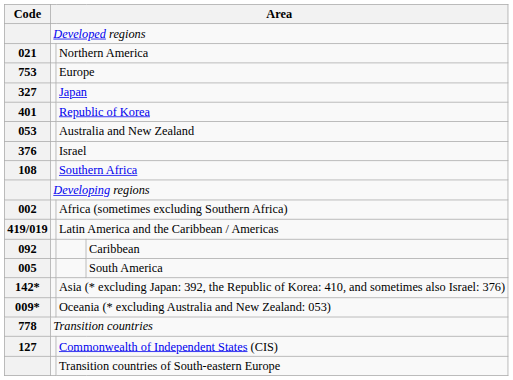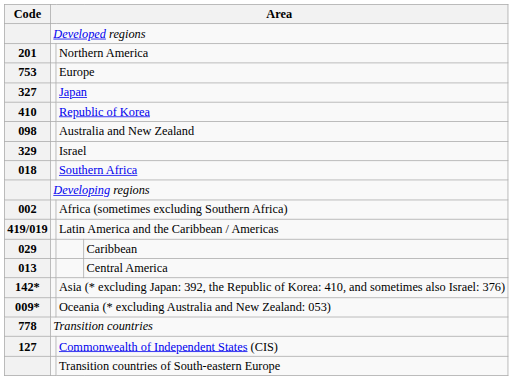(27, 53) 021 -> (27, 53) 201
(27, 111) 401 -> (27, 111) 410
(27, 131) 053 -> (27, 131) 098
(27, 151) 376 -> (27, 151) 329
(27, 170) 108 -> (27, 170) 018
(27, 248) 092 -> (27, 248) 029
+ row: (127, 268)
- row: (126, 268)
